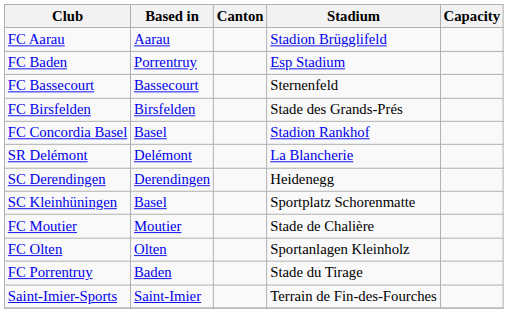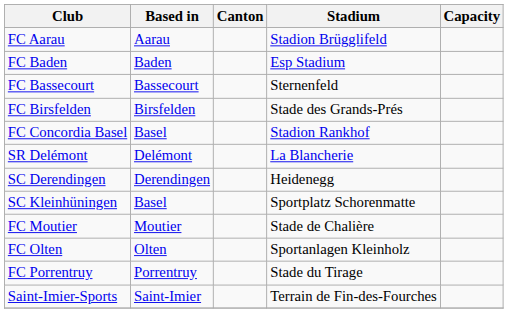(166, 62) Porrentruy -> (153, 62) Baden
(153, 272) Baden -> (166, 272) Porrentruy
